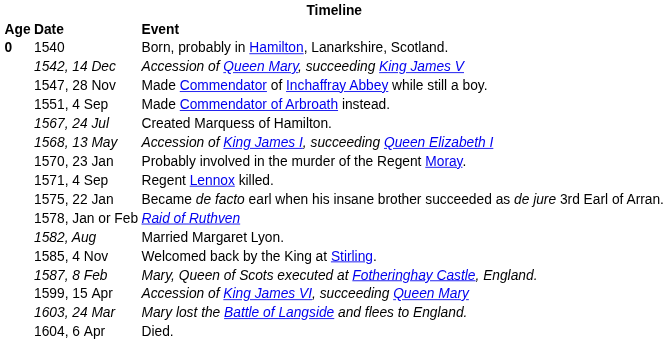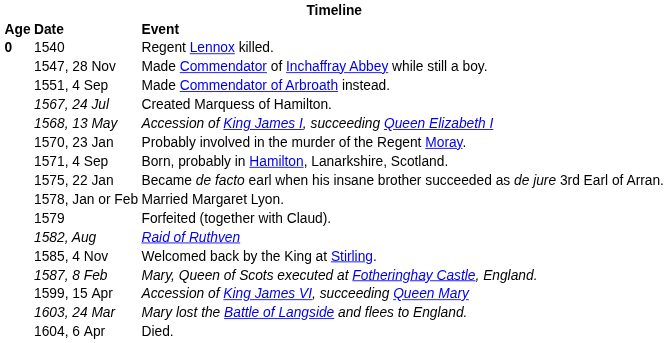(295, 48) Born, probably in Hamilton, Lanarkshire, Scotland. -> (208, 48) Regent Lennox killed.
- row: (75, 67)
(208, 180) Regent Lennox killed. -> (295, 161) Born, probably in Hamilton, Lanarkshire, Scotland.
(191, 218) Raid of Ruthven -> (213, 199) Married Margaret Lyon.
+ row: (49, 218)
(213, 237) Married Margaret Lyon. -> (191, 237) Raid of Ruthven
